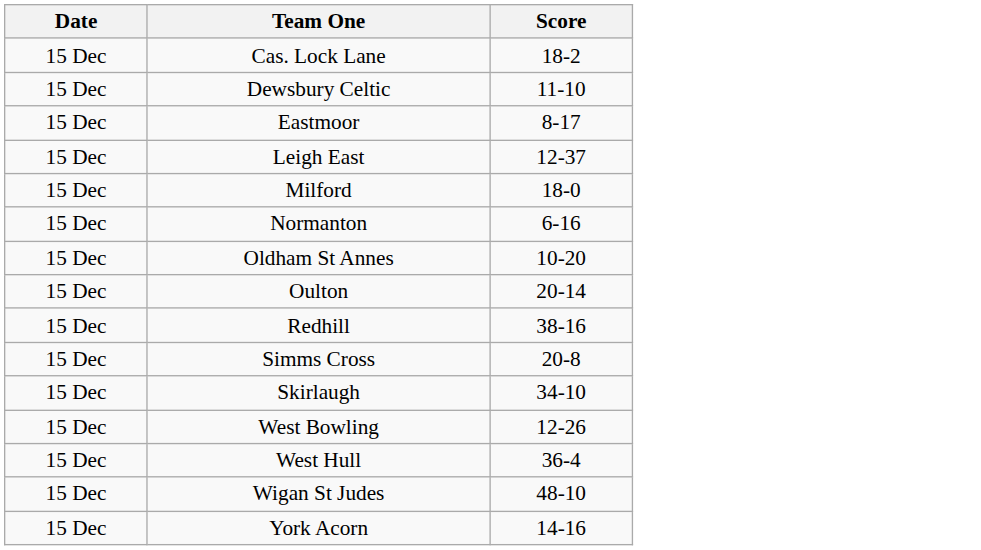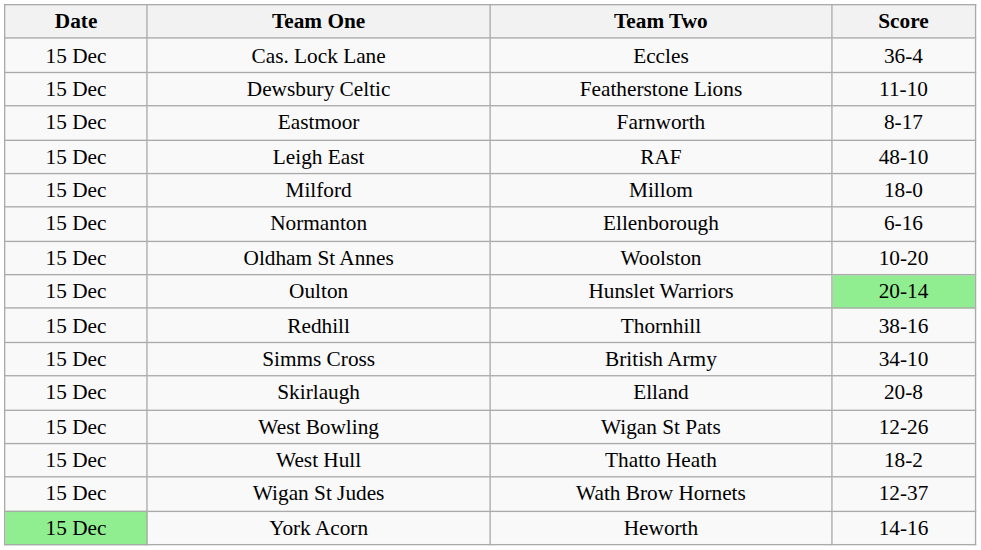+ column: (661, 21)
(561, 55) 18-2 -> (903, 55) 36-4
(561, 156) 12-37 -> (903, 156) 48-10
(561, 291) no background -> (903, 291) lightgreen background
(561, 358) 20-8 -> (903, 358) 34-10
(561, 392) 34-10 -> (903, 392) 20-8
(561, 460) 36-4 -> (903, 460) 18-2
(561, 493) 48-10 -> (903, 493) 12-37
(76, 527) no background -> (76, 527) lightgreen background
